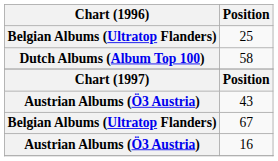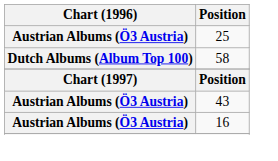(112, 36) Belgian Albums (Ultratop Flanders) -> (100, 36) Austrian Albums (Ö3 Austria)
- row: (246, 123)
